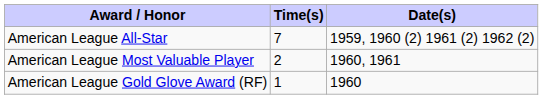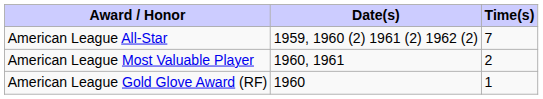columns swapped: (299, 15) <-> (432, 15)
